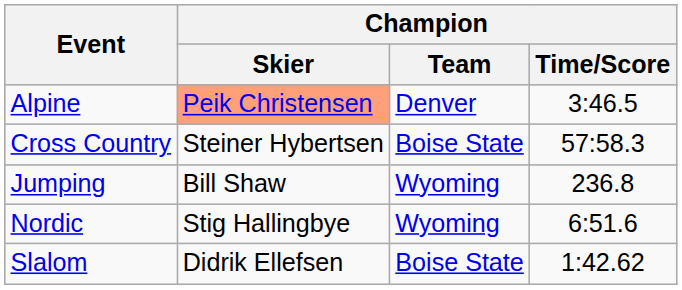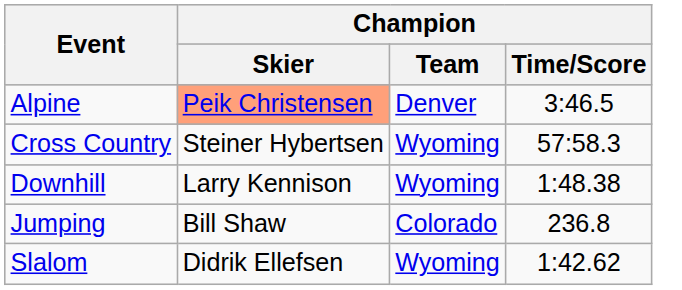(460, 143) Boise State -> (448, 143) Wyoming
+ row: (58, 183)
(448, 183) Wyoming -> (446, 223) Colorado
- row: (47, 223)
(460, 263) Boise State -> (448, 263) Wyoming
